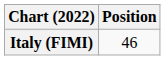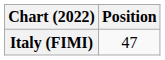(129, 42) 46 -> (129, 42) 47
